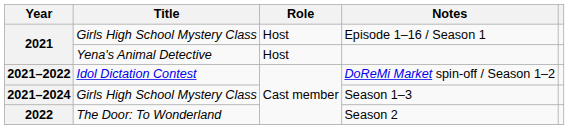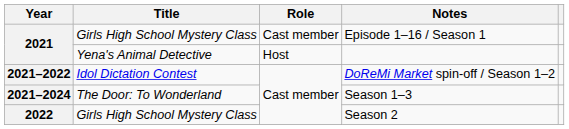(276, 34) Host -> (301, 34) Cast member
(167, 94) Girls High School Mystery Class -> (149, 94) The Door: To Wonderland
(149, 114) The Door: To Wonderland -> (167, 114) Girls High School Mystery Class
